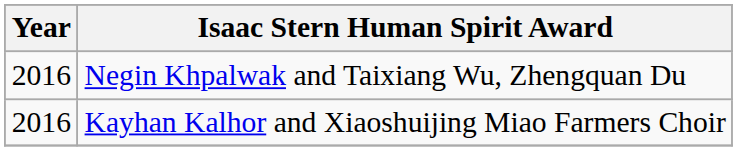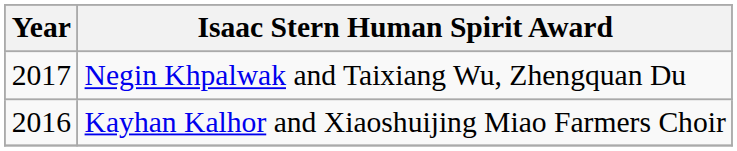(41, 74) 2016 -> (41, 74) 2017
